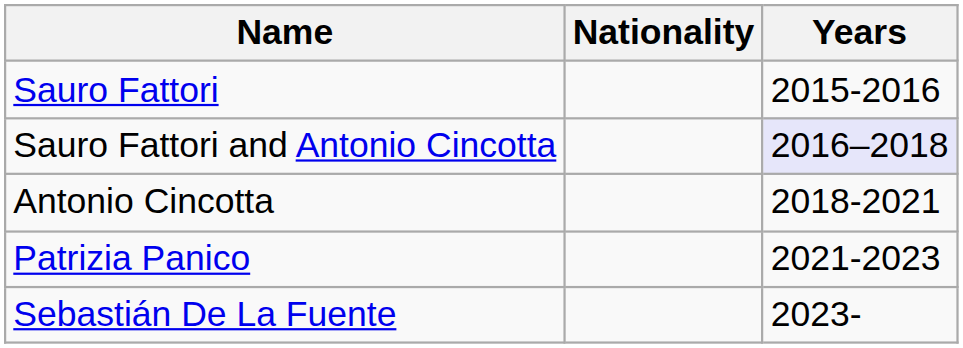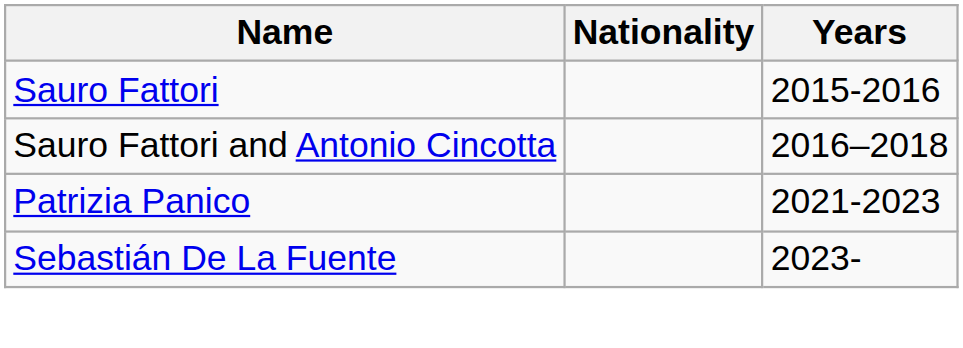(860, 145) lavender background -> (860, 145) no background
- row: (144, 201)
